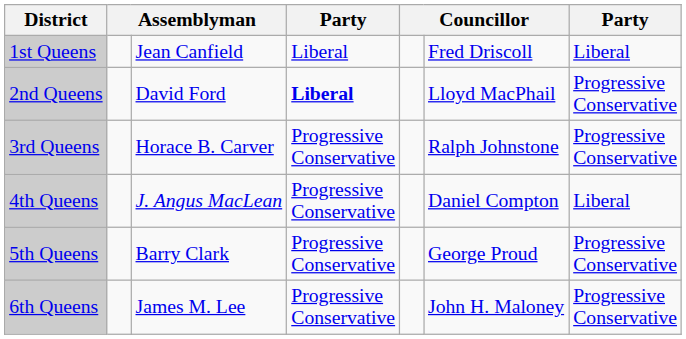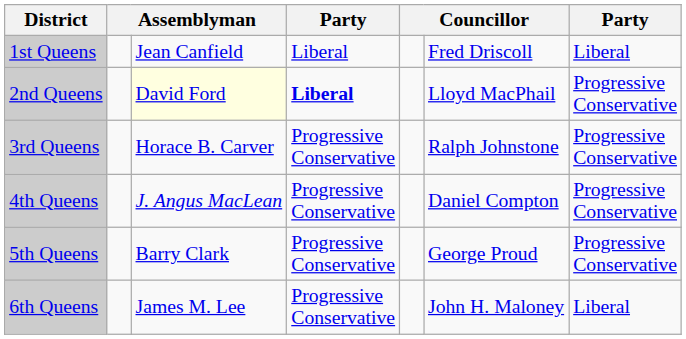(181, 93) no background -> (181, 93) lightyellow background
(602, 200) Liberal -> (625, 200) Progressive Conservative
(625, 307) Progressive Conservative -> (602, 307) Liberal
